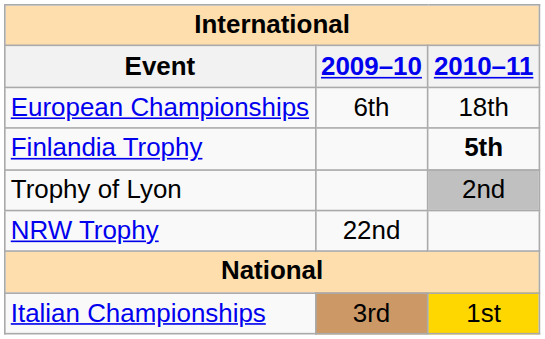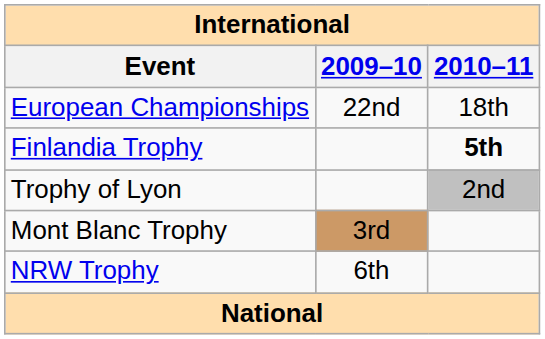(371, 107) 6th -> (371, 107) 22nd
+ row: (119, 230)
(371, 230) 22nd -> (371, 271) 6th
- row: (138, 312)
